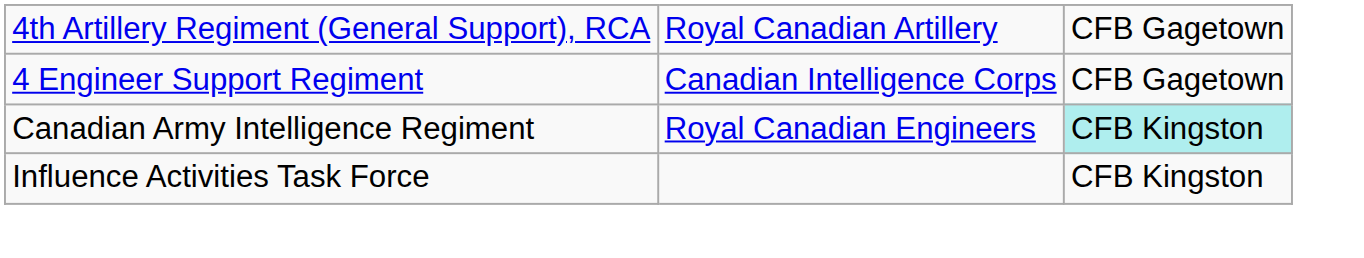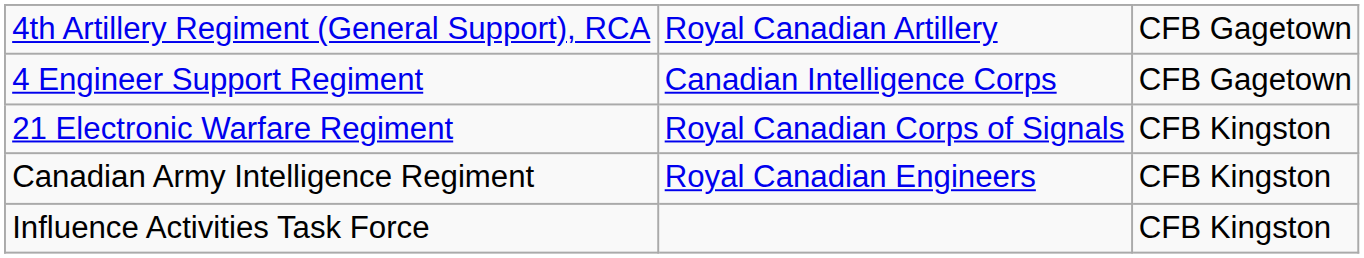+ row: (233, 128)
(1167, 128) paleturquoise background -> (1235, 177) no background
